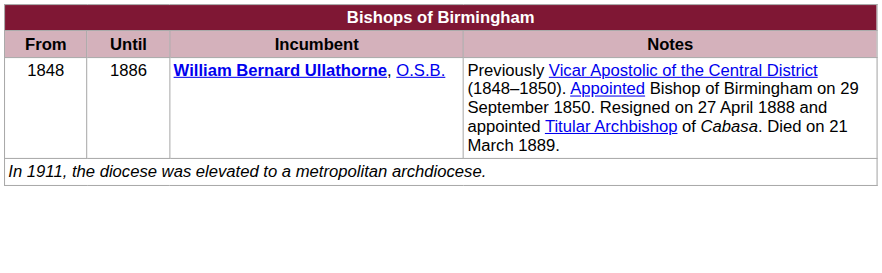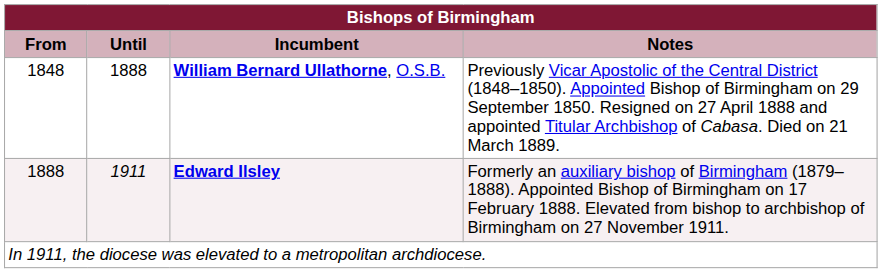(128, 70) 1886 -> (128, 70) 1888
+ row: (227, 171)
